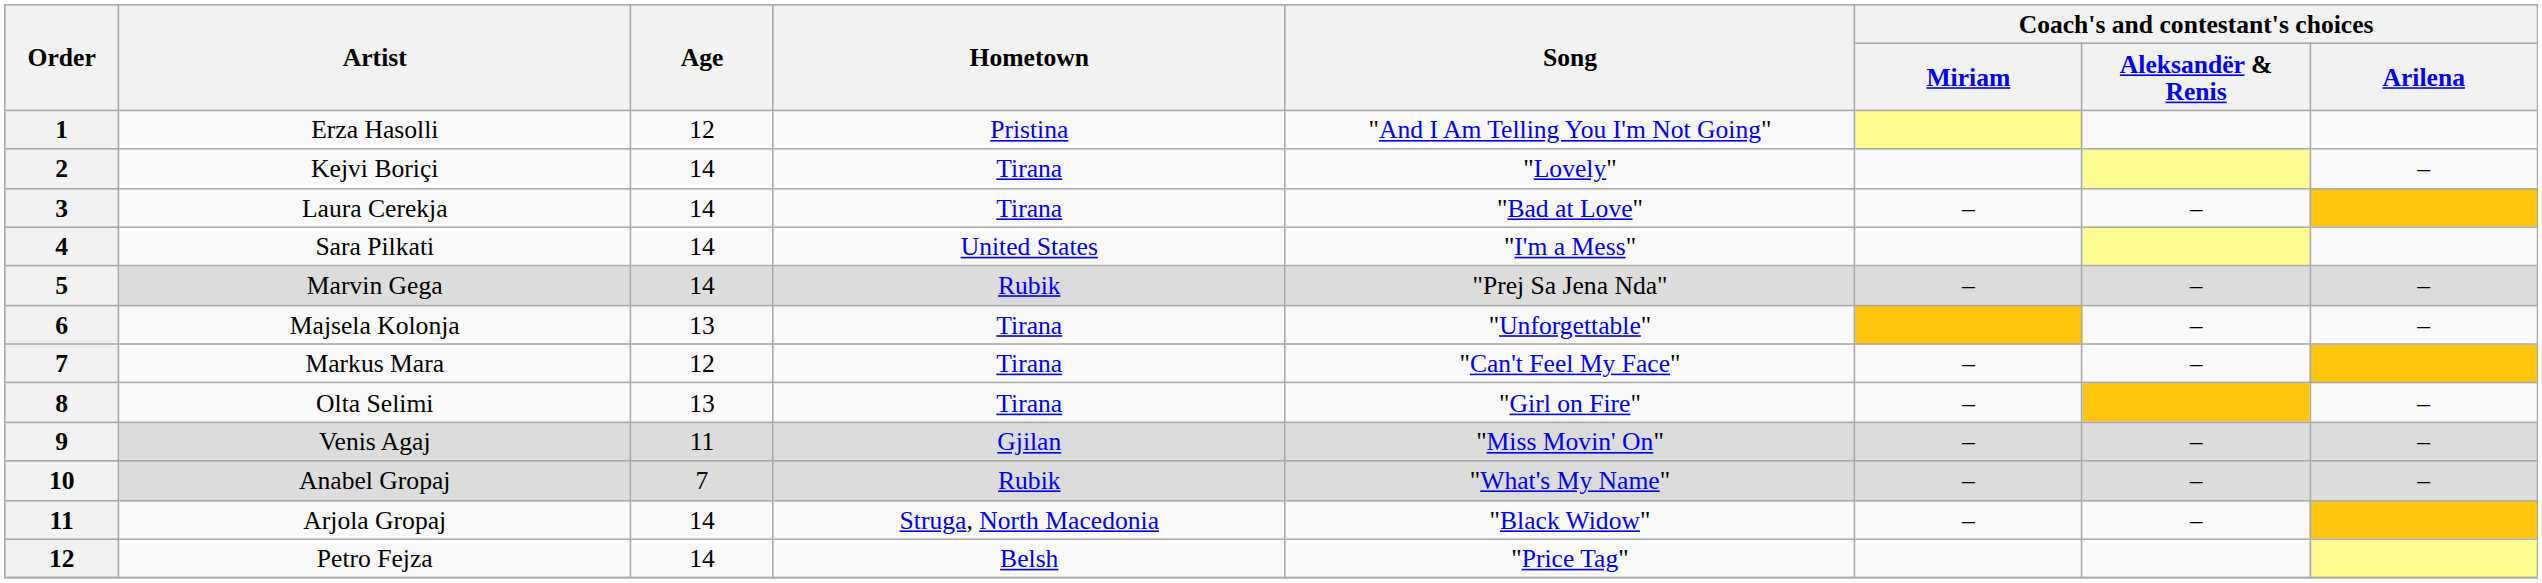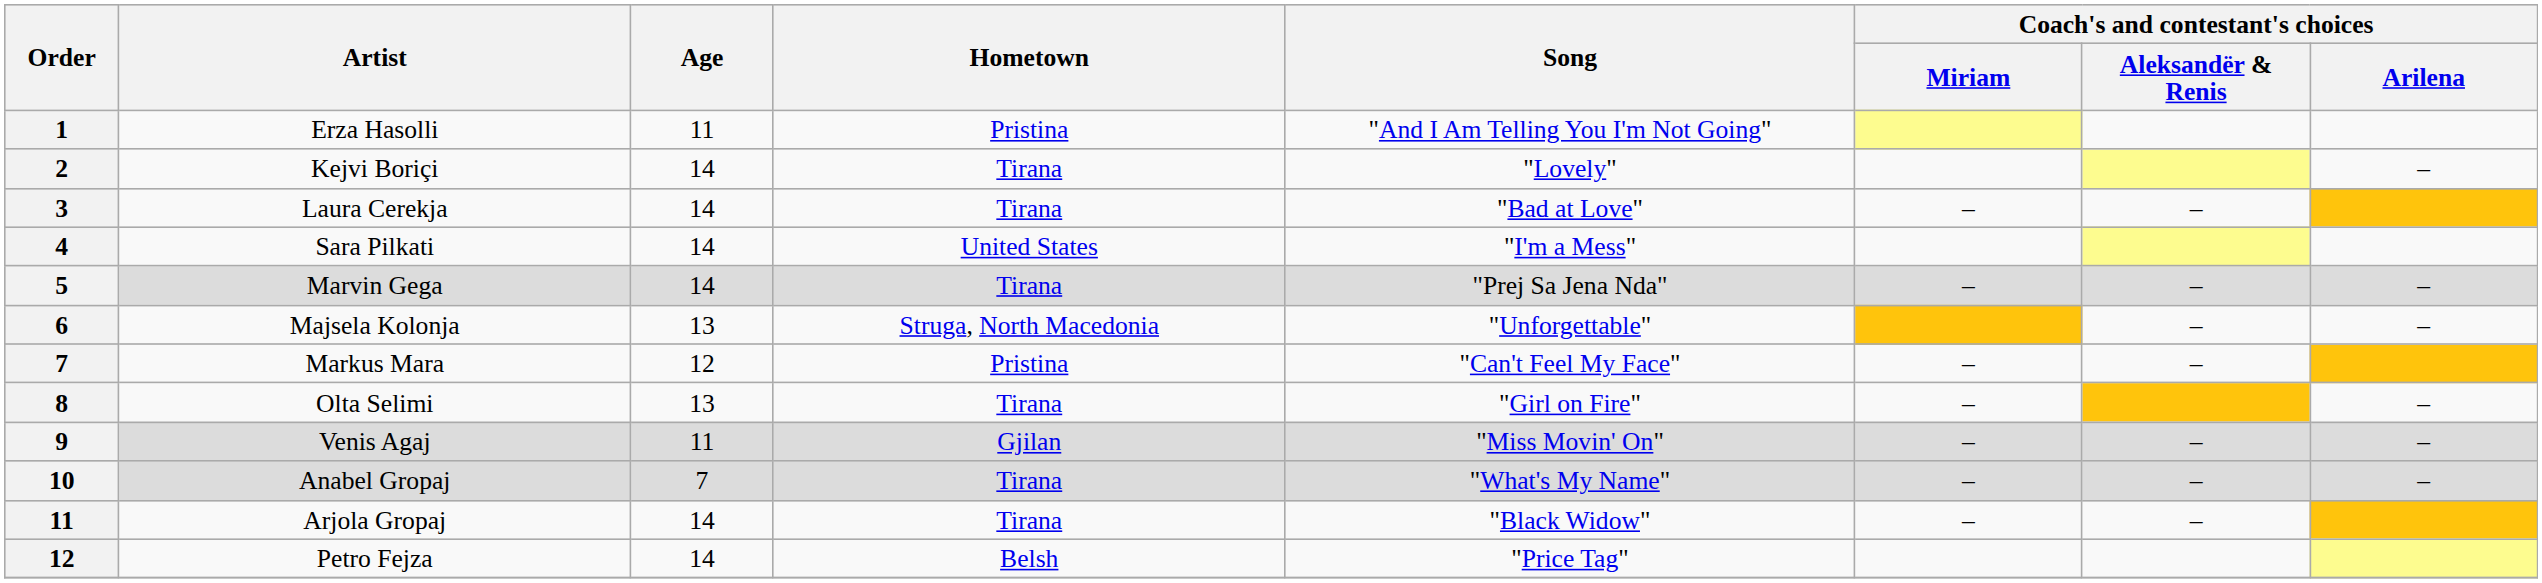(702, 130) 12 -> (702, 130) 11
(1029, 286) Rubik -> (1029, 286) Tirana
(1029, 324) Tirana -> (1029, 324) Struga, North Macedonia
(1029, 364) Tirana -> (1029, 364) Pristina
(1029, 480) Rubik -> (1029, 480) Tirana
(1029, 520) Struga, North Macedonia -> (1029, 520) Tirana
